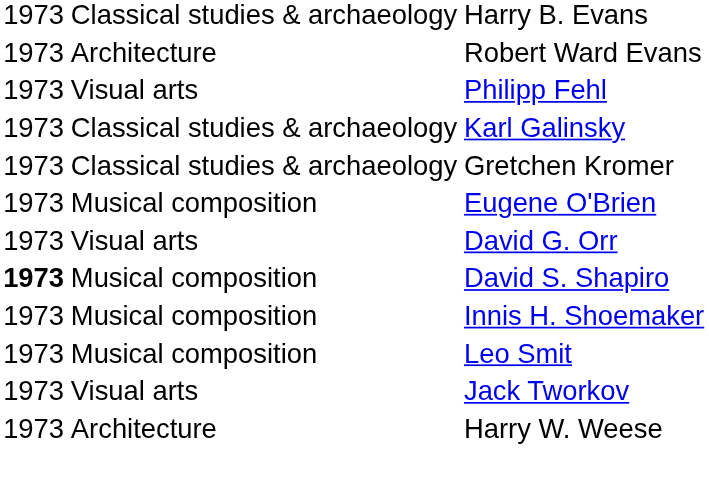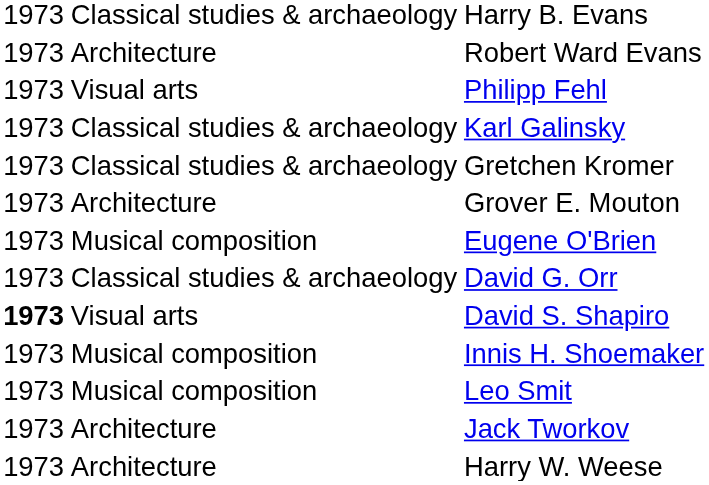+ row: (572, 203)
(134, 240) Visual arts -> (264, 278) Classical studies & archaeology
(194, 278) Musical composition -> (134, 316) Visual arts
(134, 391) Visual arts -> (144, 428) Architecture
